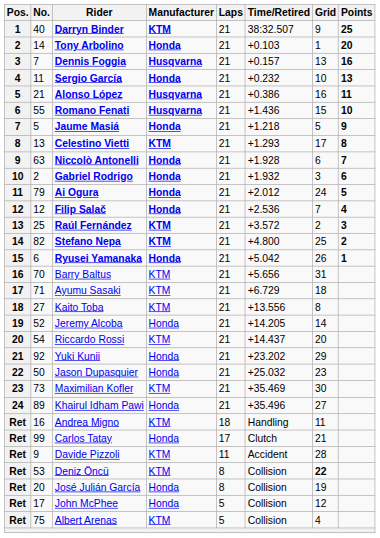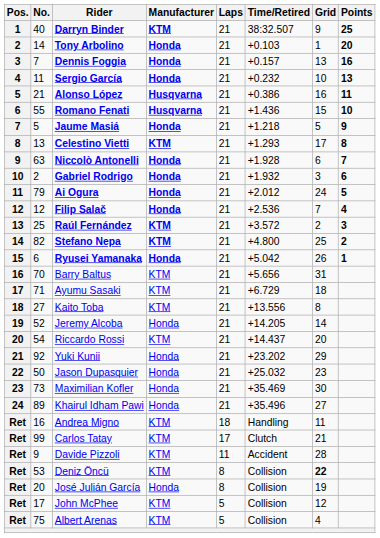(175, 62) Husqvarna -> (165, 62) Honda
(159, 389) KTM -> (164, 389) Honda
(164, 438) Honda -> (159, 438) KTM
(164, 504) Honda -> (159, 504) KTM
